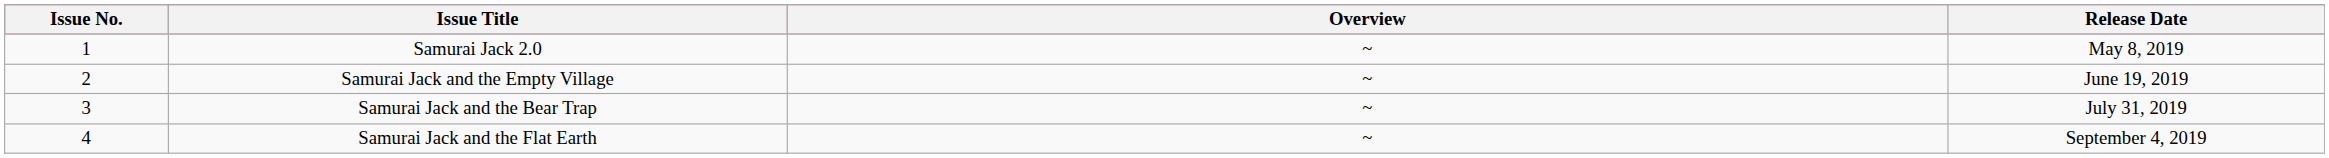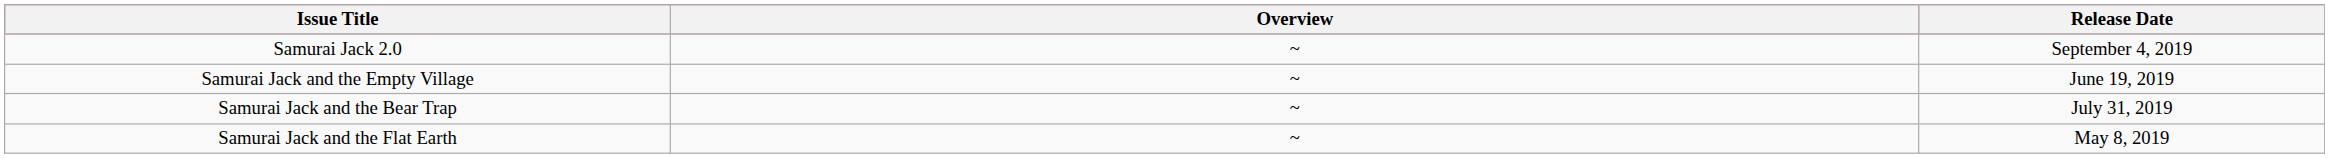- column: (86, 19)
(2136, 49) May 8, 2019 -> (2122, 49) September 4, 2019
(2136, 138) September 4, 2019 -> (2122, 138) May 8, 2019
